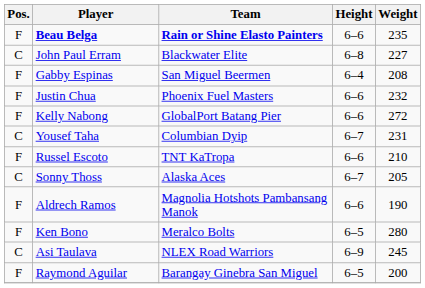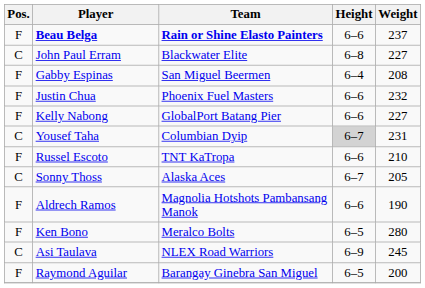(398, 34) 235 -> (398, 34) 237
(398, 116) 272 -> (398, 116) 227
(354, 136) no background -> (354, 136) lightgrey background
